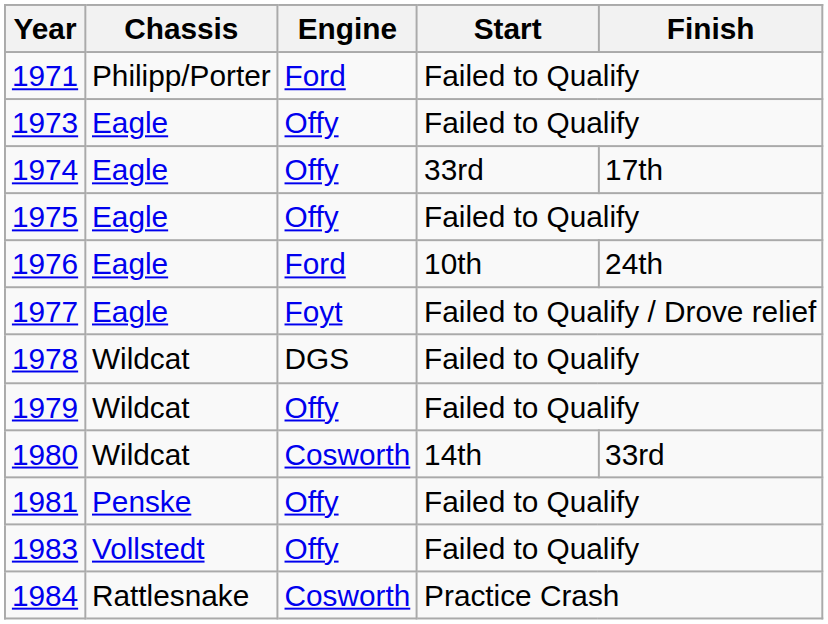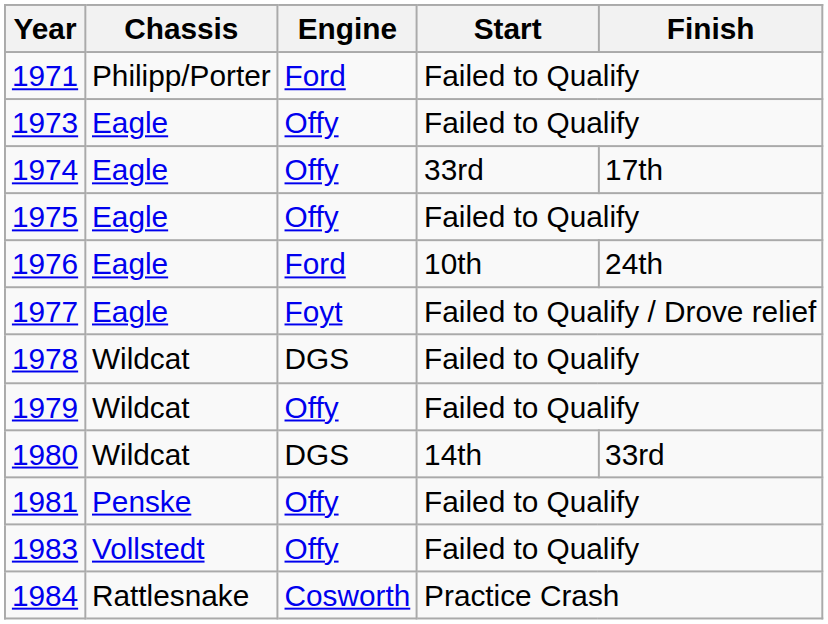(347, 453) Cosworth -> (317, 453) DGS
